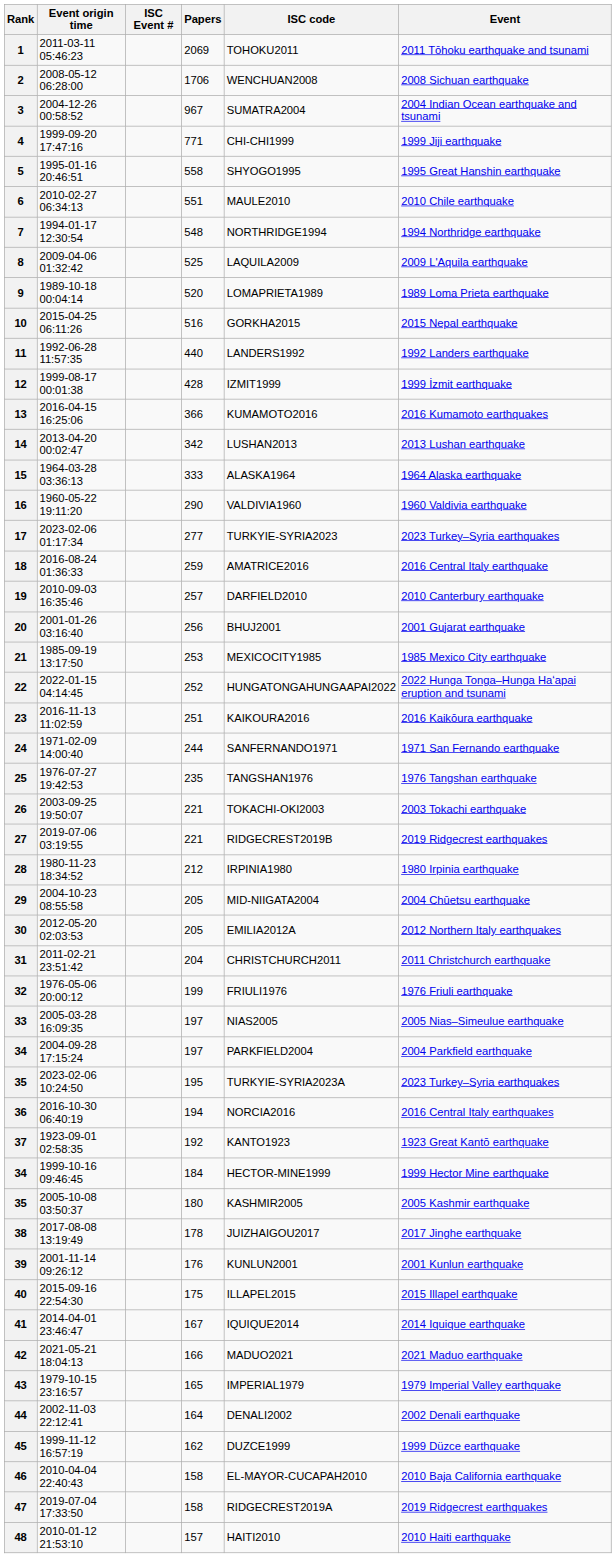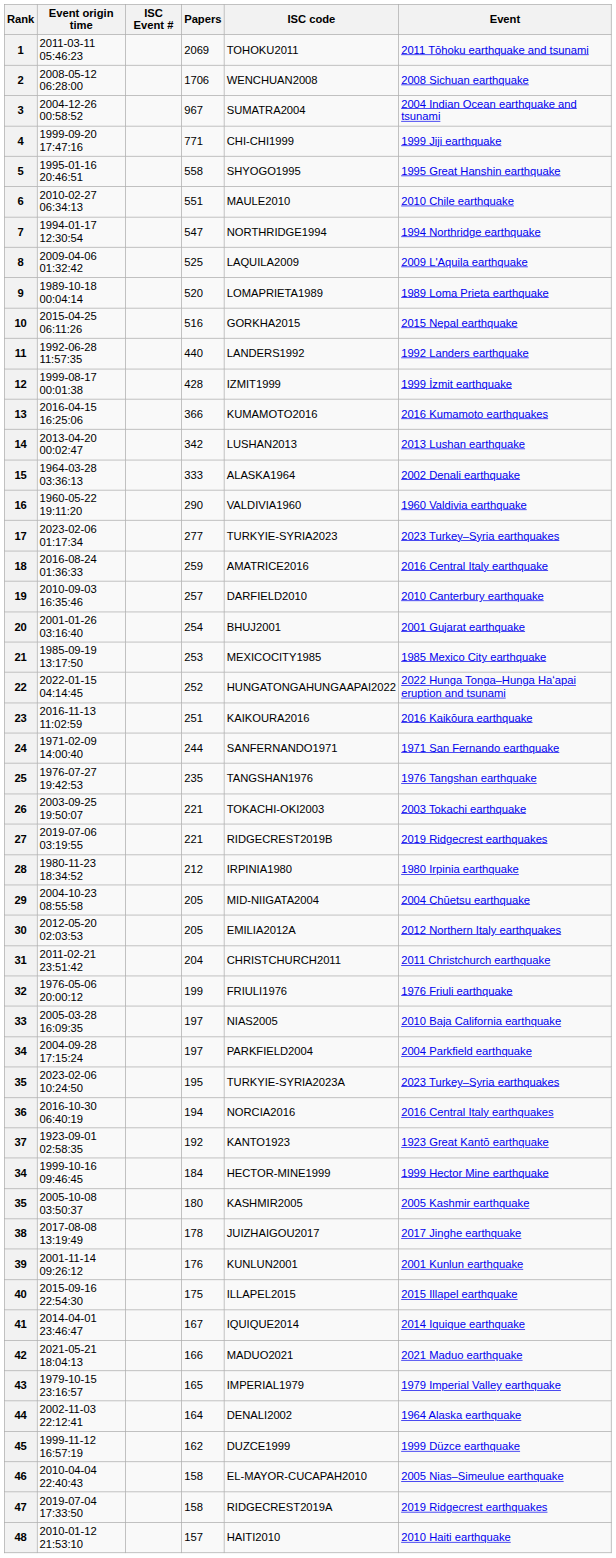(194, 232) 548 -> (194, 232) 547
(461, 475) 1964 Alaska earthquake -> (461, 475) 2002 Denali earthquake
(194, 626) 256 -> (194, 626) 254
(482, 1021) 2005 Nias–Simeulue earthquake -> (481, 1021) 2010 Baja California earthquake
(461, 1416) 2002 Denali earthquake -> (461, 1416) 1964 Alaska earthquake
(481, 1477) 2010 Baja California earthquake -> (482, 1477) 2005 Nias–Simeulue earthquake
